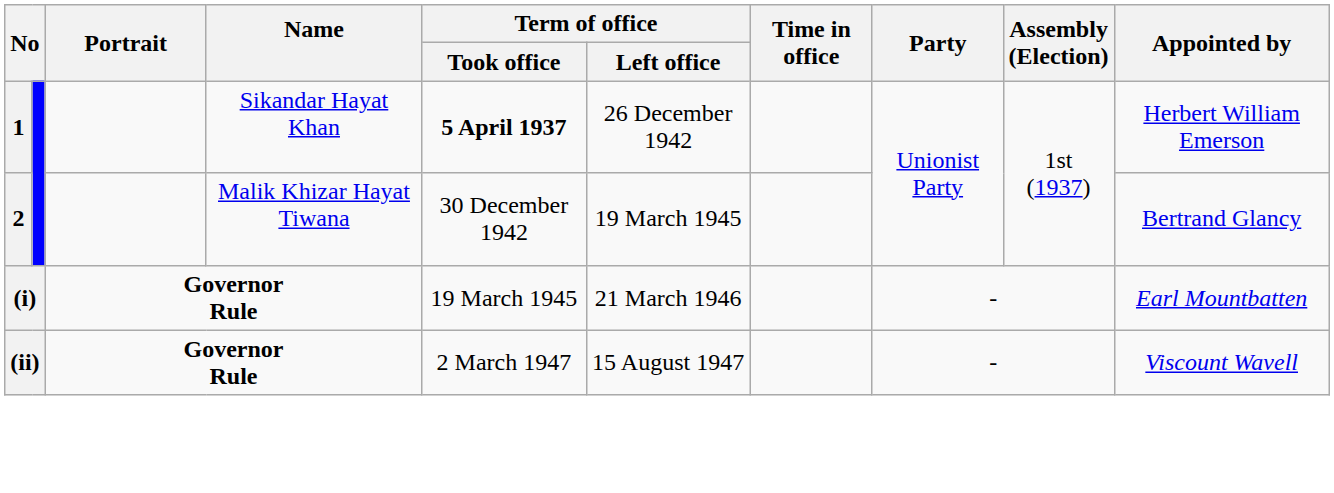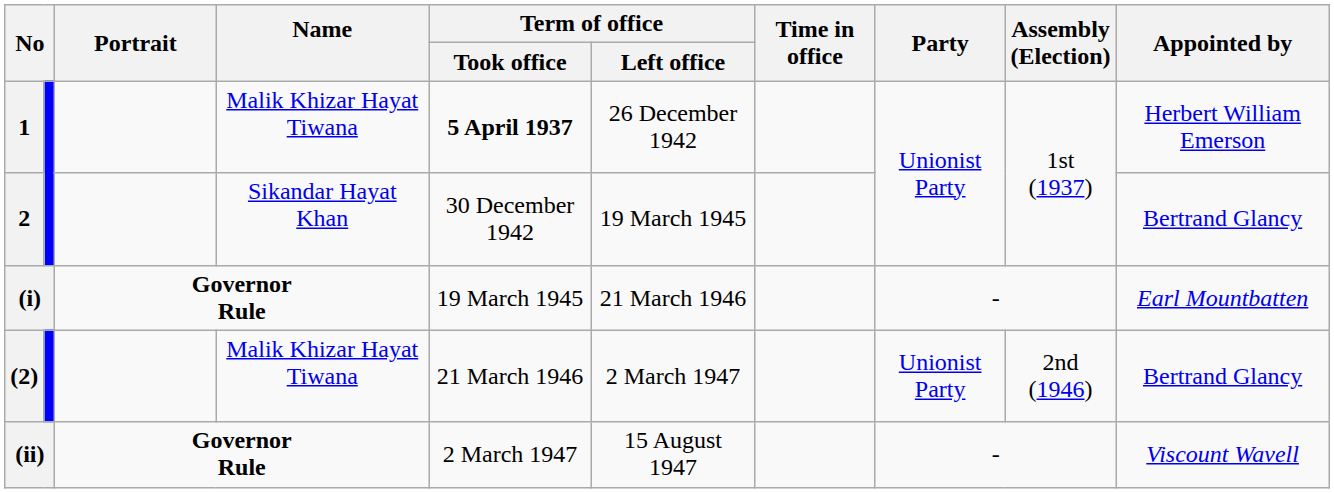(314, 113) Sikandar Hayat Khan -> (322, 113) Malik Khizar Hayat Tiwana
(314, 205) Malik Khizar Hayat Tiwana -> (322, 205) Sikandar Hayat Khan
+ row: (24, 375)
